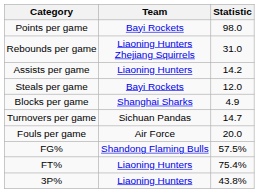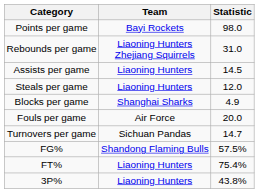(232, 70) 14.2 -> (232, 70) 14.5
(155, 86) Bayi Rockets -> (155, 86) Liaoning Hunters
rows swapped: (52, 117) <-> (52, 133)
